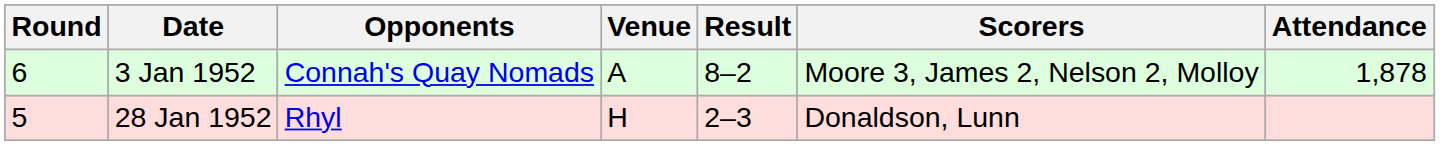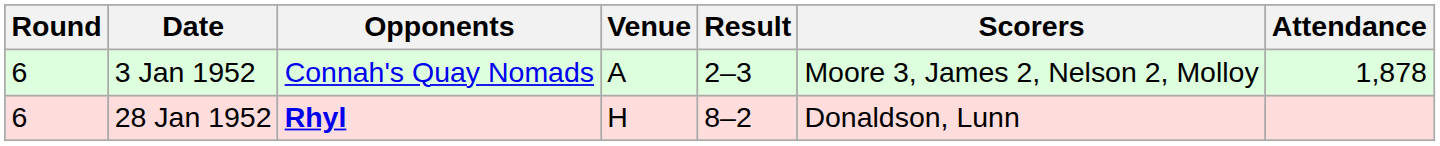(728, 72) 8–2 -> (728, 72) 2–3
(19, 117) 5 -> (19, 117) 6
(313, 117) normal -> (316, 117) bold
(728, 117) 2–3 -> (728, 117) 8–2
